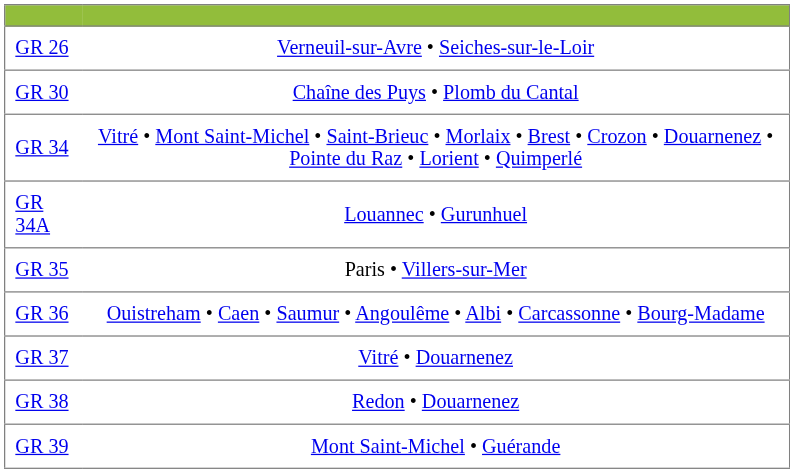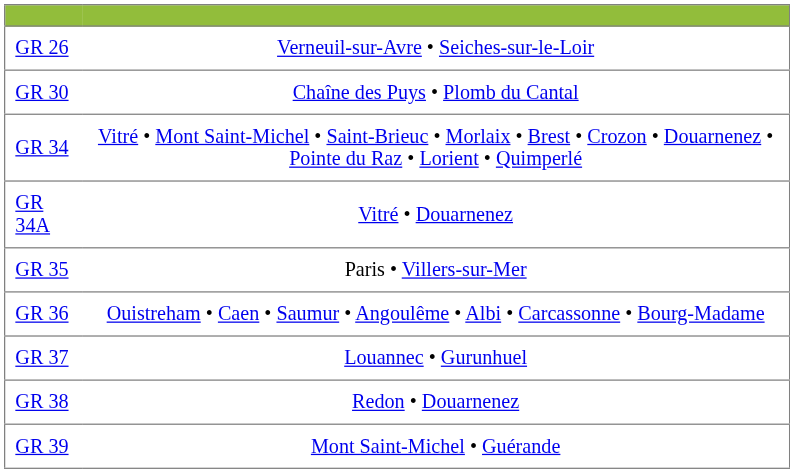(436, 214) Louannec • Gurunhuel -> (436, 214) Vitré • Douarnenez
(436, 357) Vitré • Douarnenez -> (436, 357) Louannec • Gurunhuel
